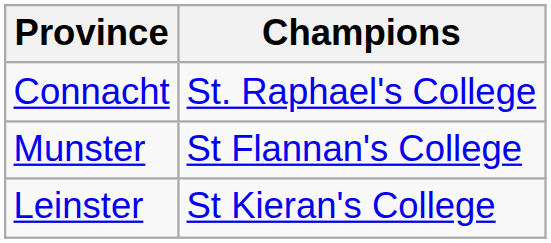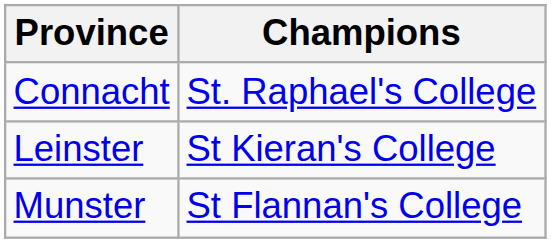rows swapped: (78, 206) <-> (79, 149)
